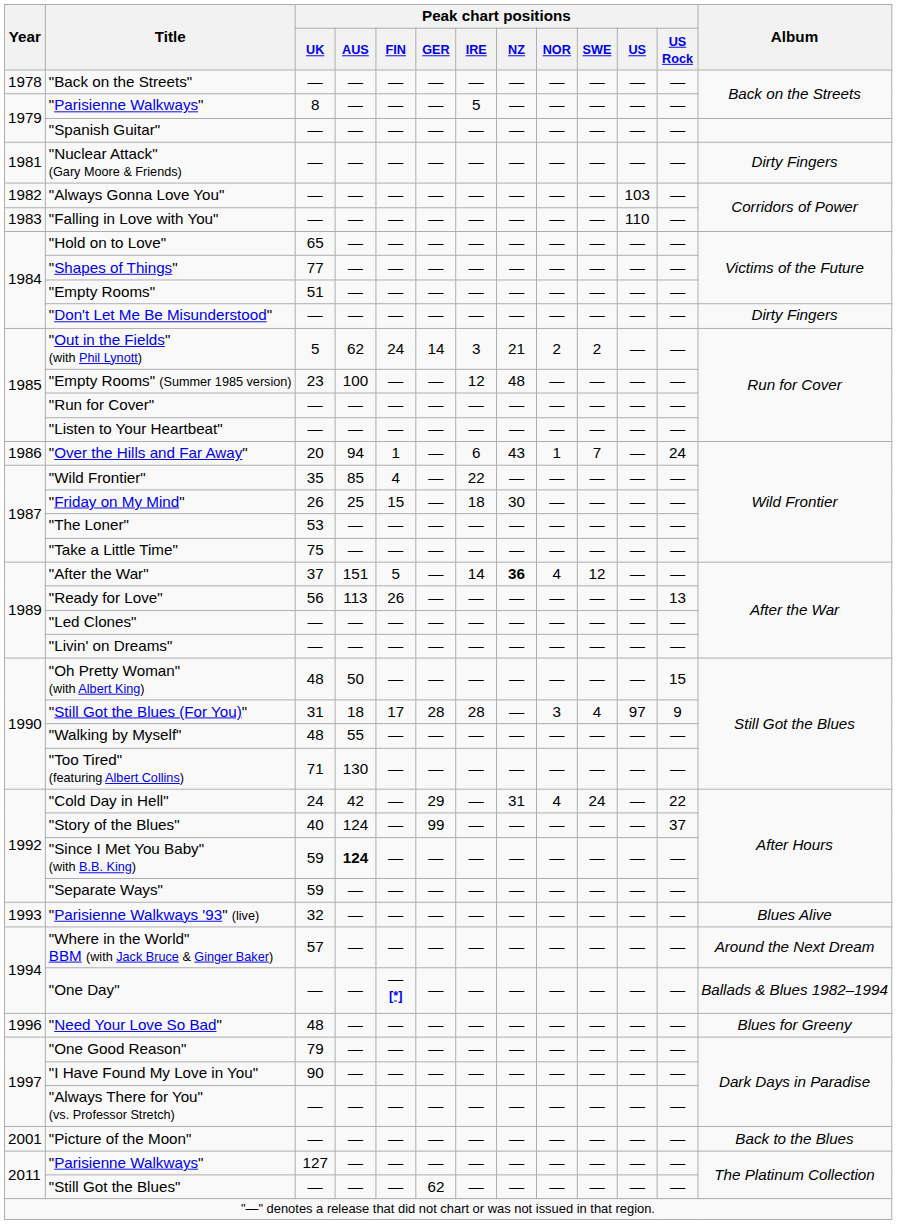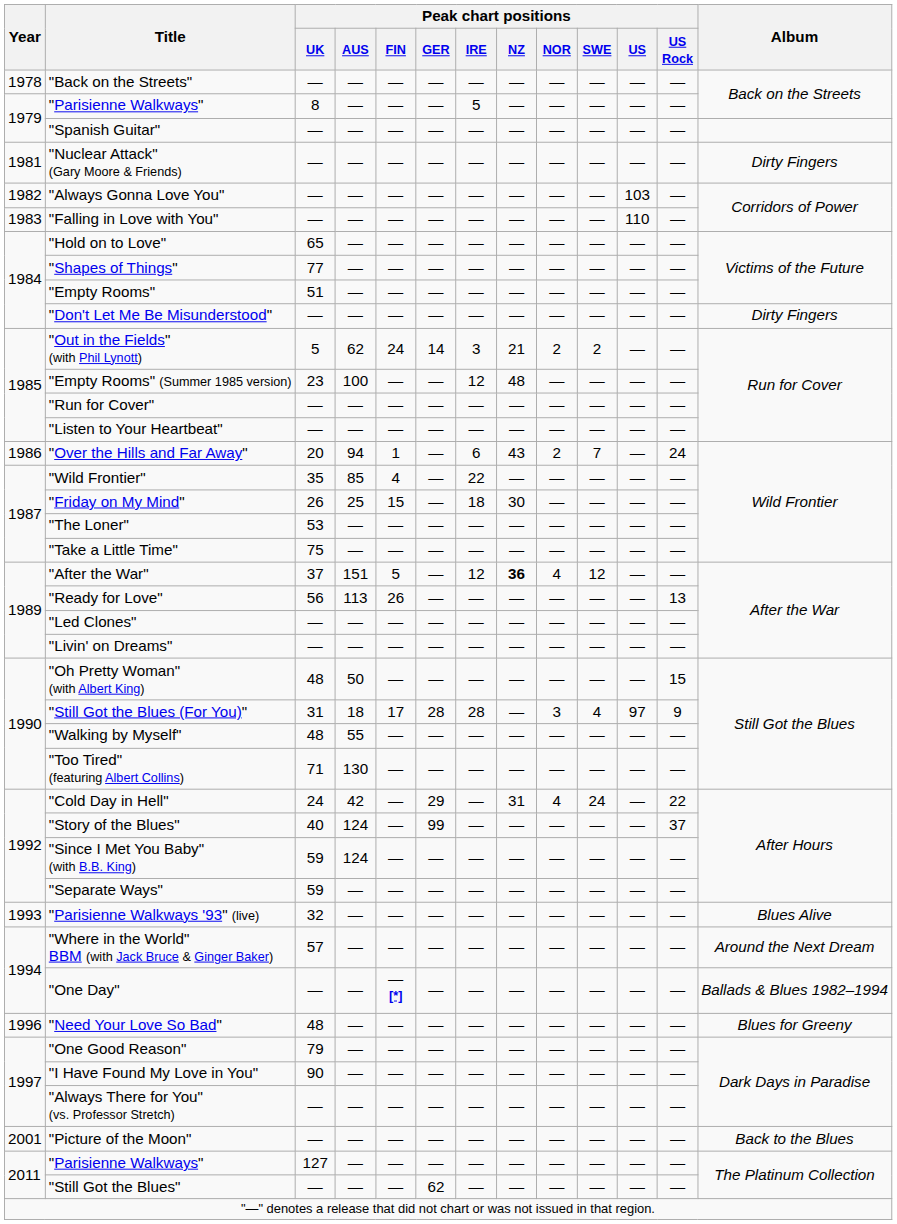(557, 453) 1 -> (557, 453) 2
(476, 574) 14 -> (476, 574) 12
(355, 857) bold -> (355, 857) normal
